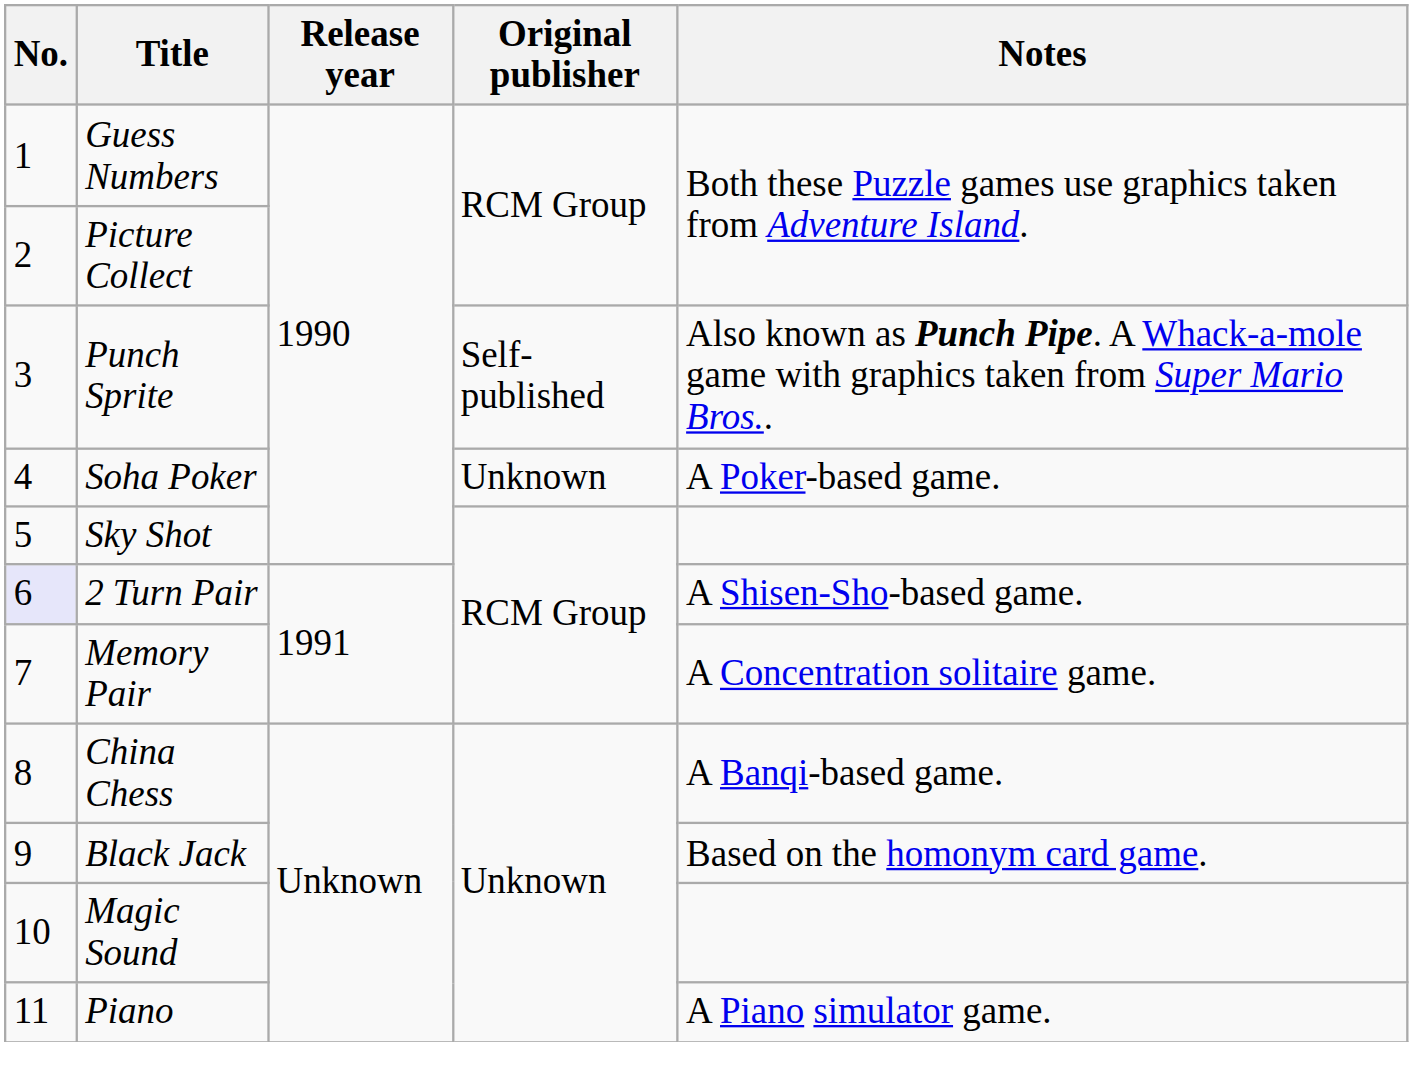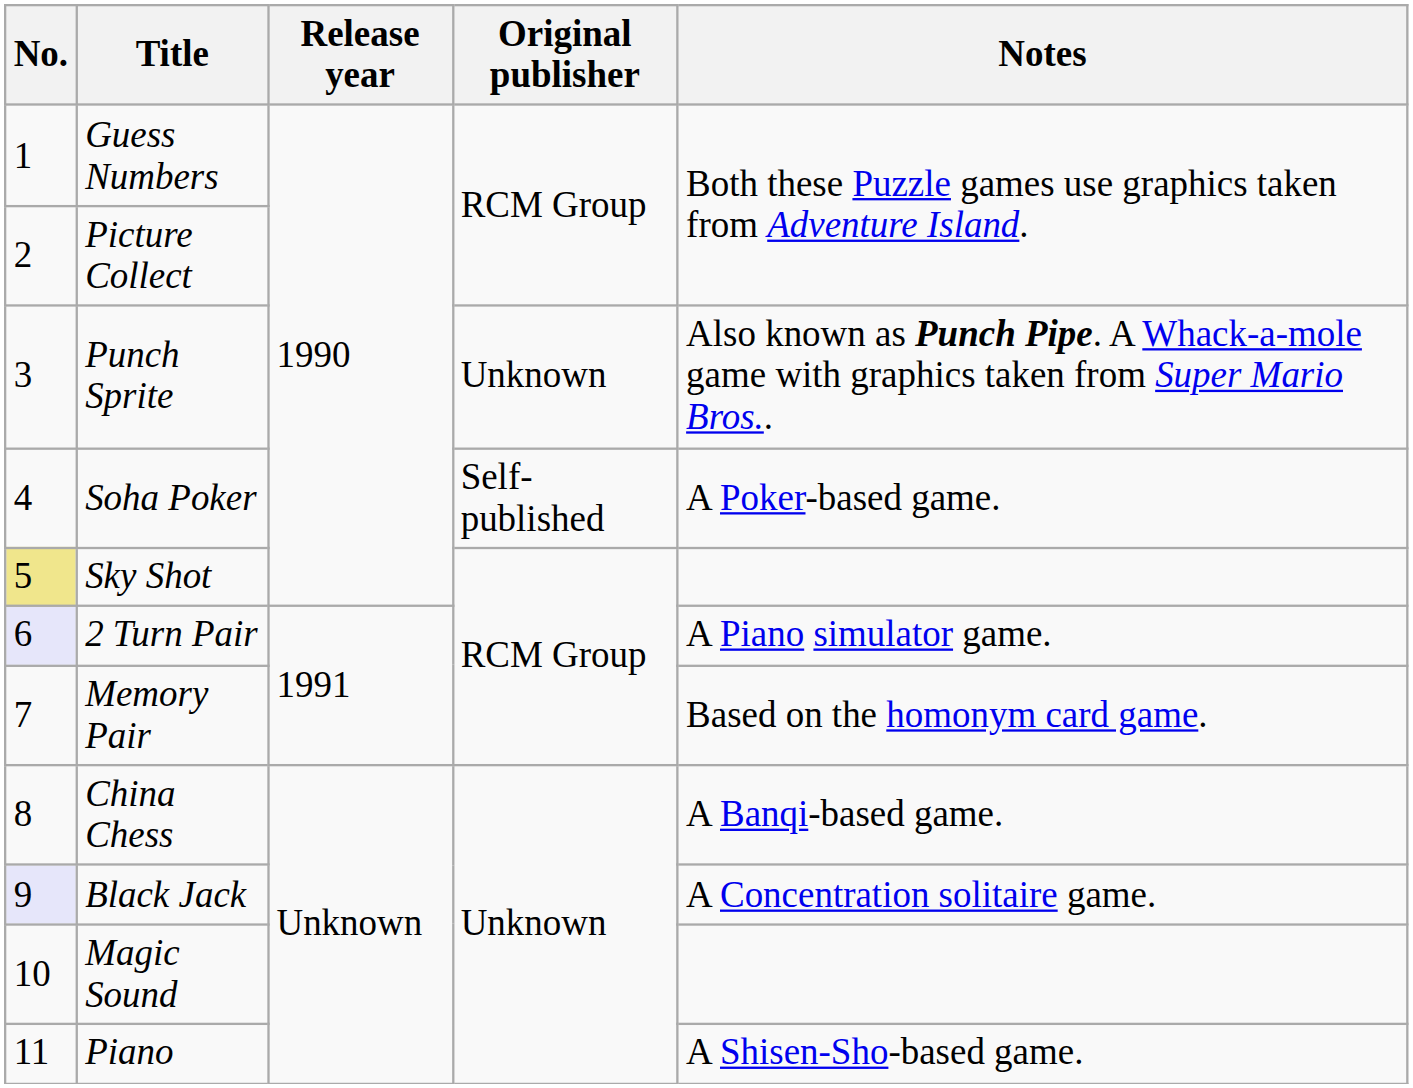(533, 375) Self-published -> (534, 375) Unknown
(534, 476) Unknown -> (533, 496) Self-published
(23, 534) no background -> (23, 576) khaki background
(885, 593) A Shisen-Sho-based game. -> (869, 634) A Piano simulator game.
(921, 672) A Concentration solitaire game. -> (947, 714) Based on the homonym card game.
(23, 852) no background -> (23, 893) lavender background
(947, 852) Based on the homonym card game. -> (921, 893) A Concentration solitaire game.
(869, 1011) A Piano simulator game. -> (885, 1052) A Shisen-Sho-based game.
